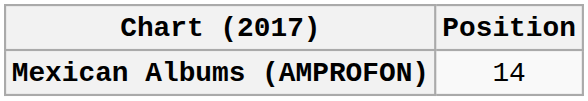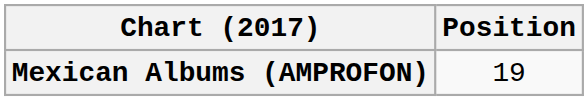(509, 73) 14 -> (509, 73) 19
